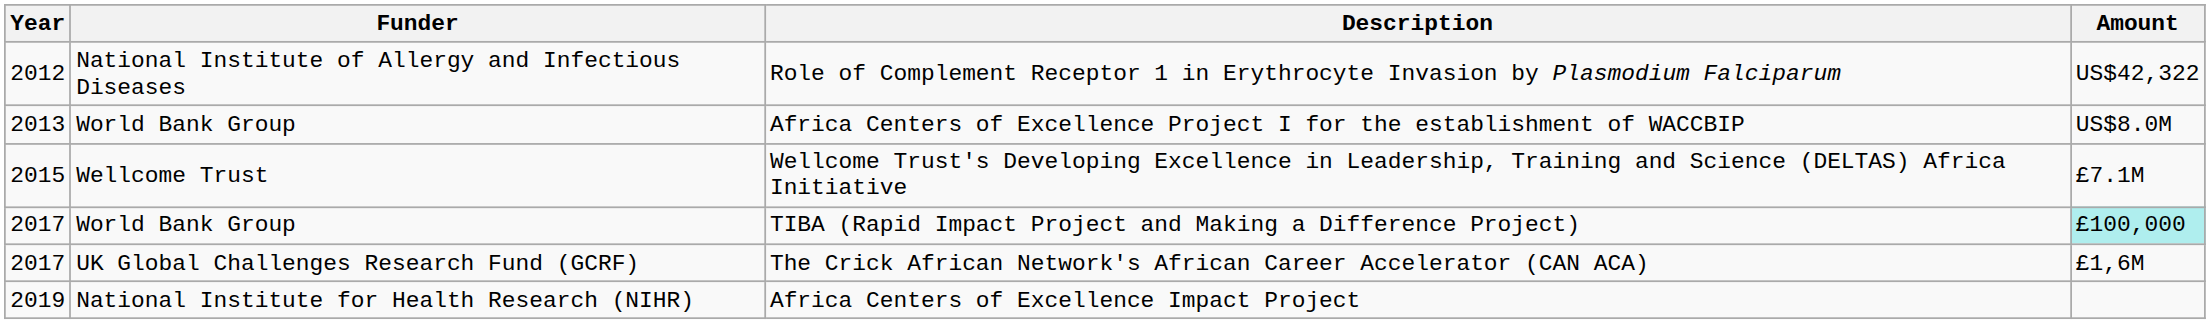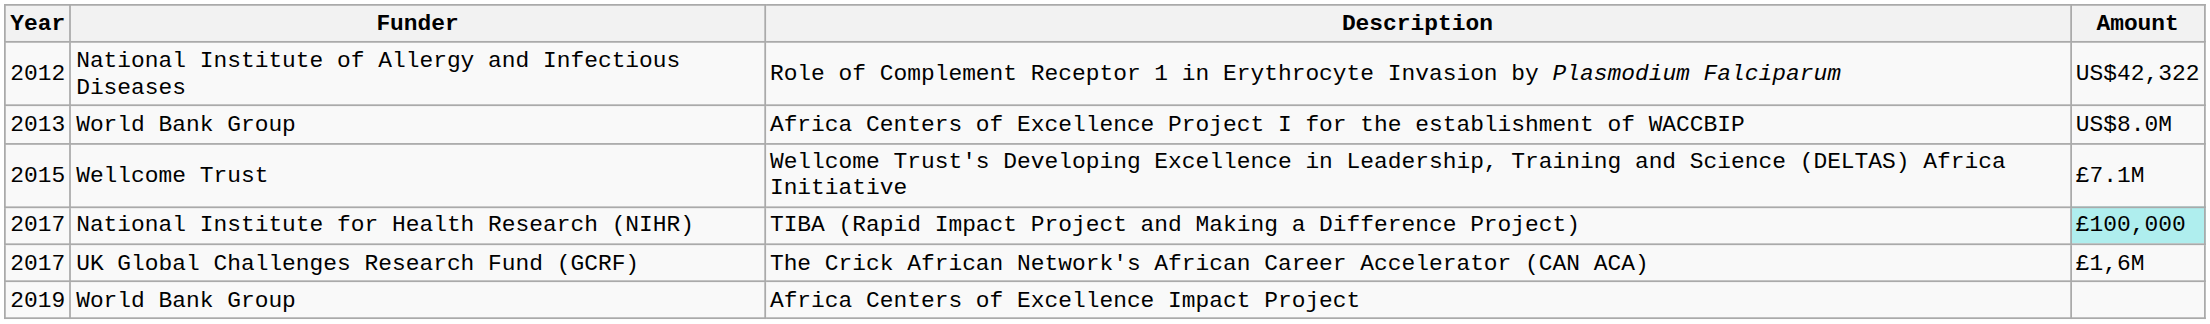(186, 225) World Bank Group -> (385, 225) National Institute for Health Research (NIHR)
(385, 300) National Institute for Health Research (NIHR) -> (186, 300) World Bank Group
